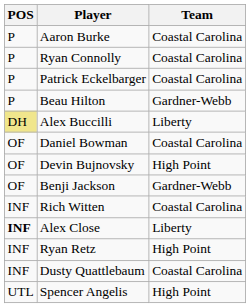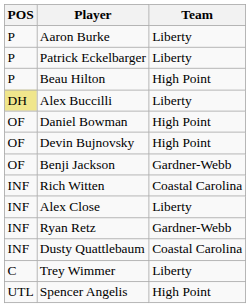(197, 36) Coastal Carolina -> (172, 36) Liberty
- row: (80, 57)
(197, 79) Coastal Carolina -> (172, 57) Liberty
(192, 100) Gardner-Webb -> (181, 79) High Point
(197, 143) Coastal Carolina -> (181, 121) High Point
(19, 228) bold -> (18, 206) normal
(181, 249) High Point -> (192, 228) Gardner-Webb
+ row: (77, 270)
